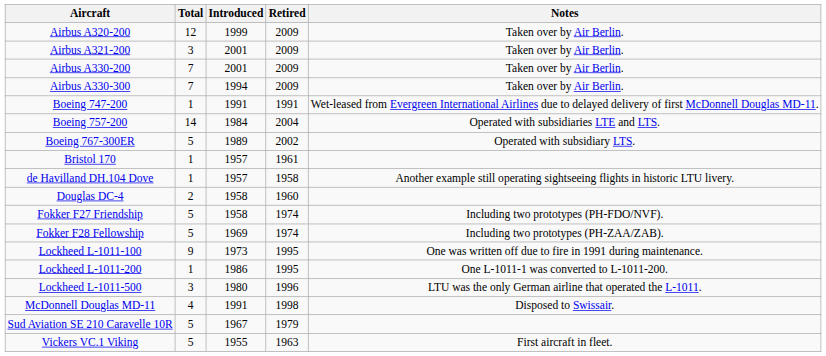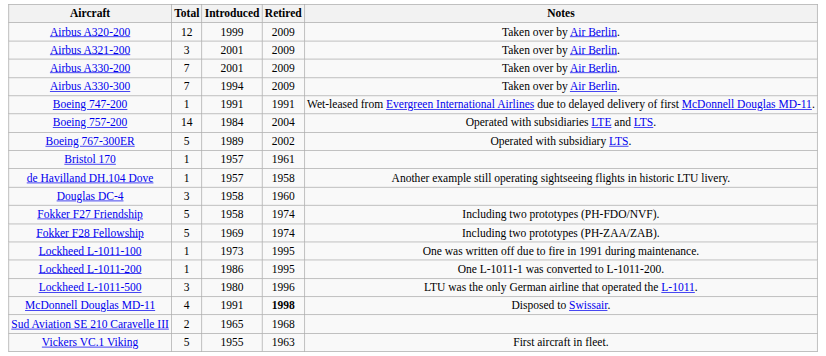(191, 196) 2 -> (187, 196) 3
(191, 251) 9 -> (187, 251) 1
(287, 305) normal -> (283, 305) bold
- row: (90, 324)
+ row: (90, 324)
